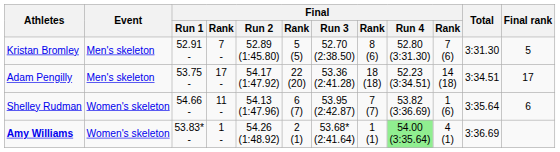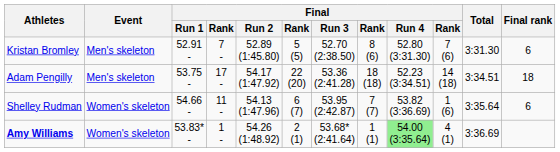(528, 50) 5 -> (528, 50) 6
(528, 78) 17 -> (528, 78) 18
